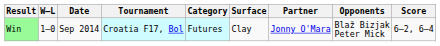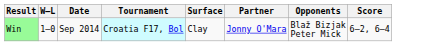- column: (207, 11)
